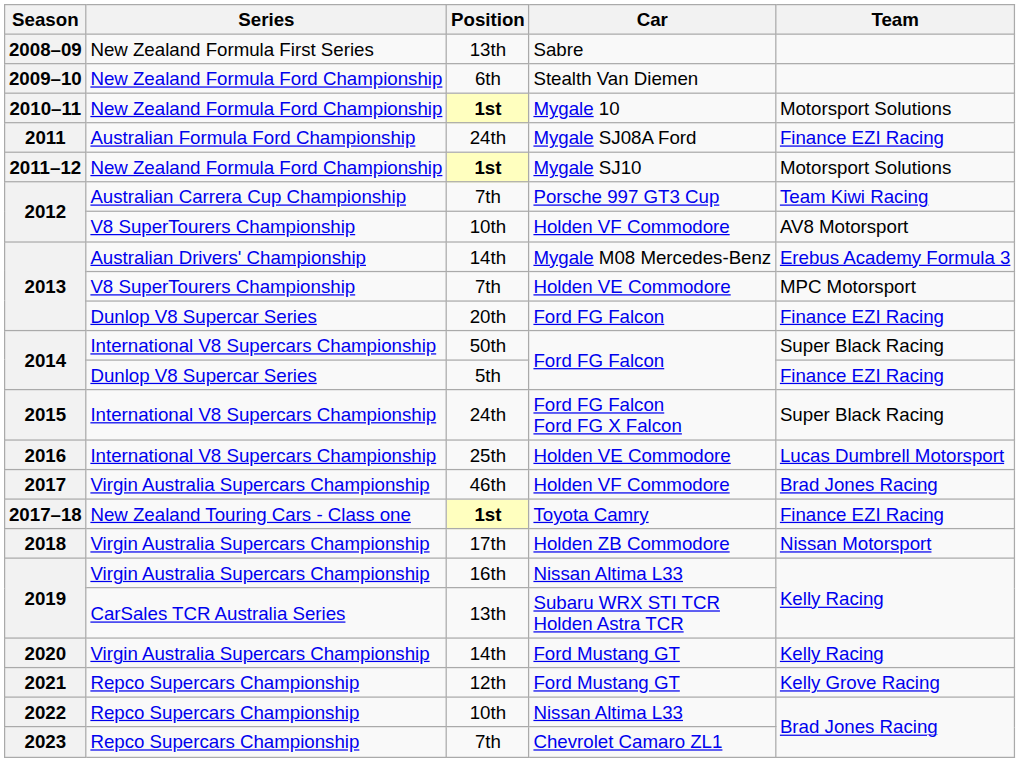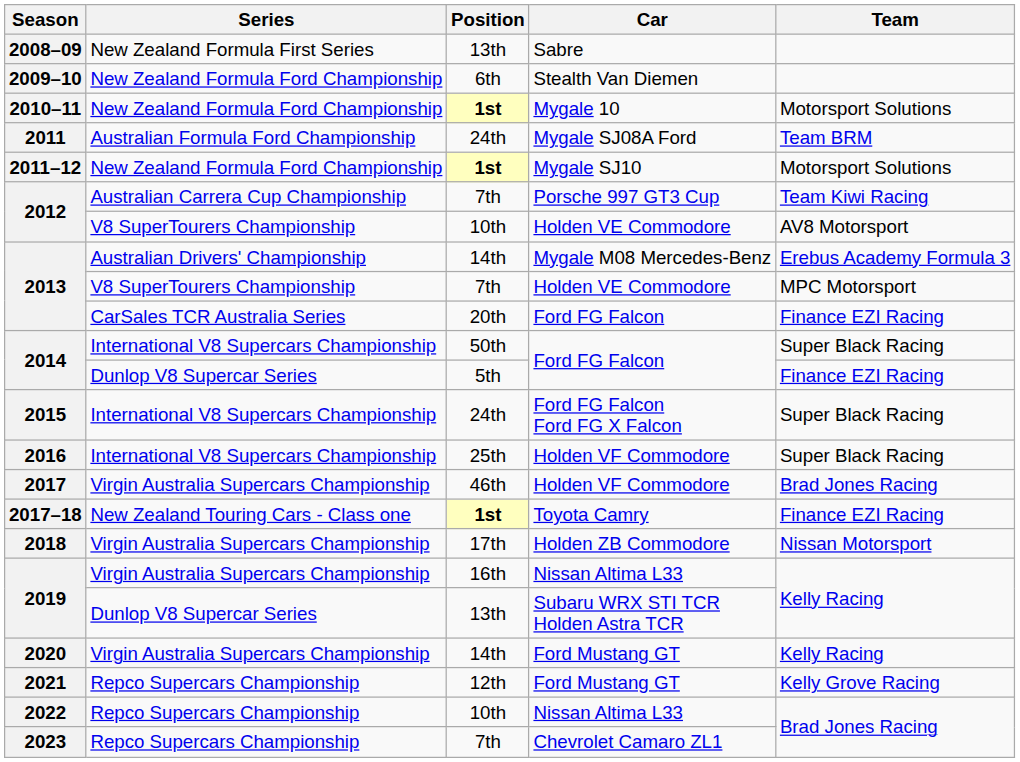(862, 138) Finance EZI Racing -> (826, 138) Team BRM
(632, 227) Holden VF Commodore -> (632, 227) Holden VE Commodore
(204, 316) Dunlop V8 Supercar Series -> (218, 316) CarSales TCR Australia Series
(632, 455) Holden VE Commodore -> (632, 455) Holden VF Commodore
(892, 455) Lucas Dumbrell Motorsport -> (862, 455) Super Black Racing
(218, 613) CarSales TCR Australia Series -> (204, 613) Dunlop V8 Supercar Series
